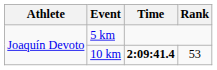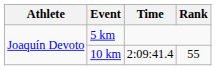(151, 55) bold -> (150, 55) normal
(195, 55) 53 -> (193, 55) 55
